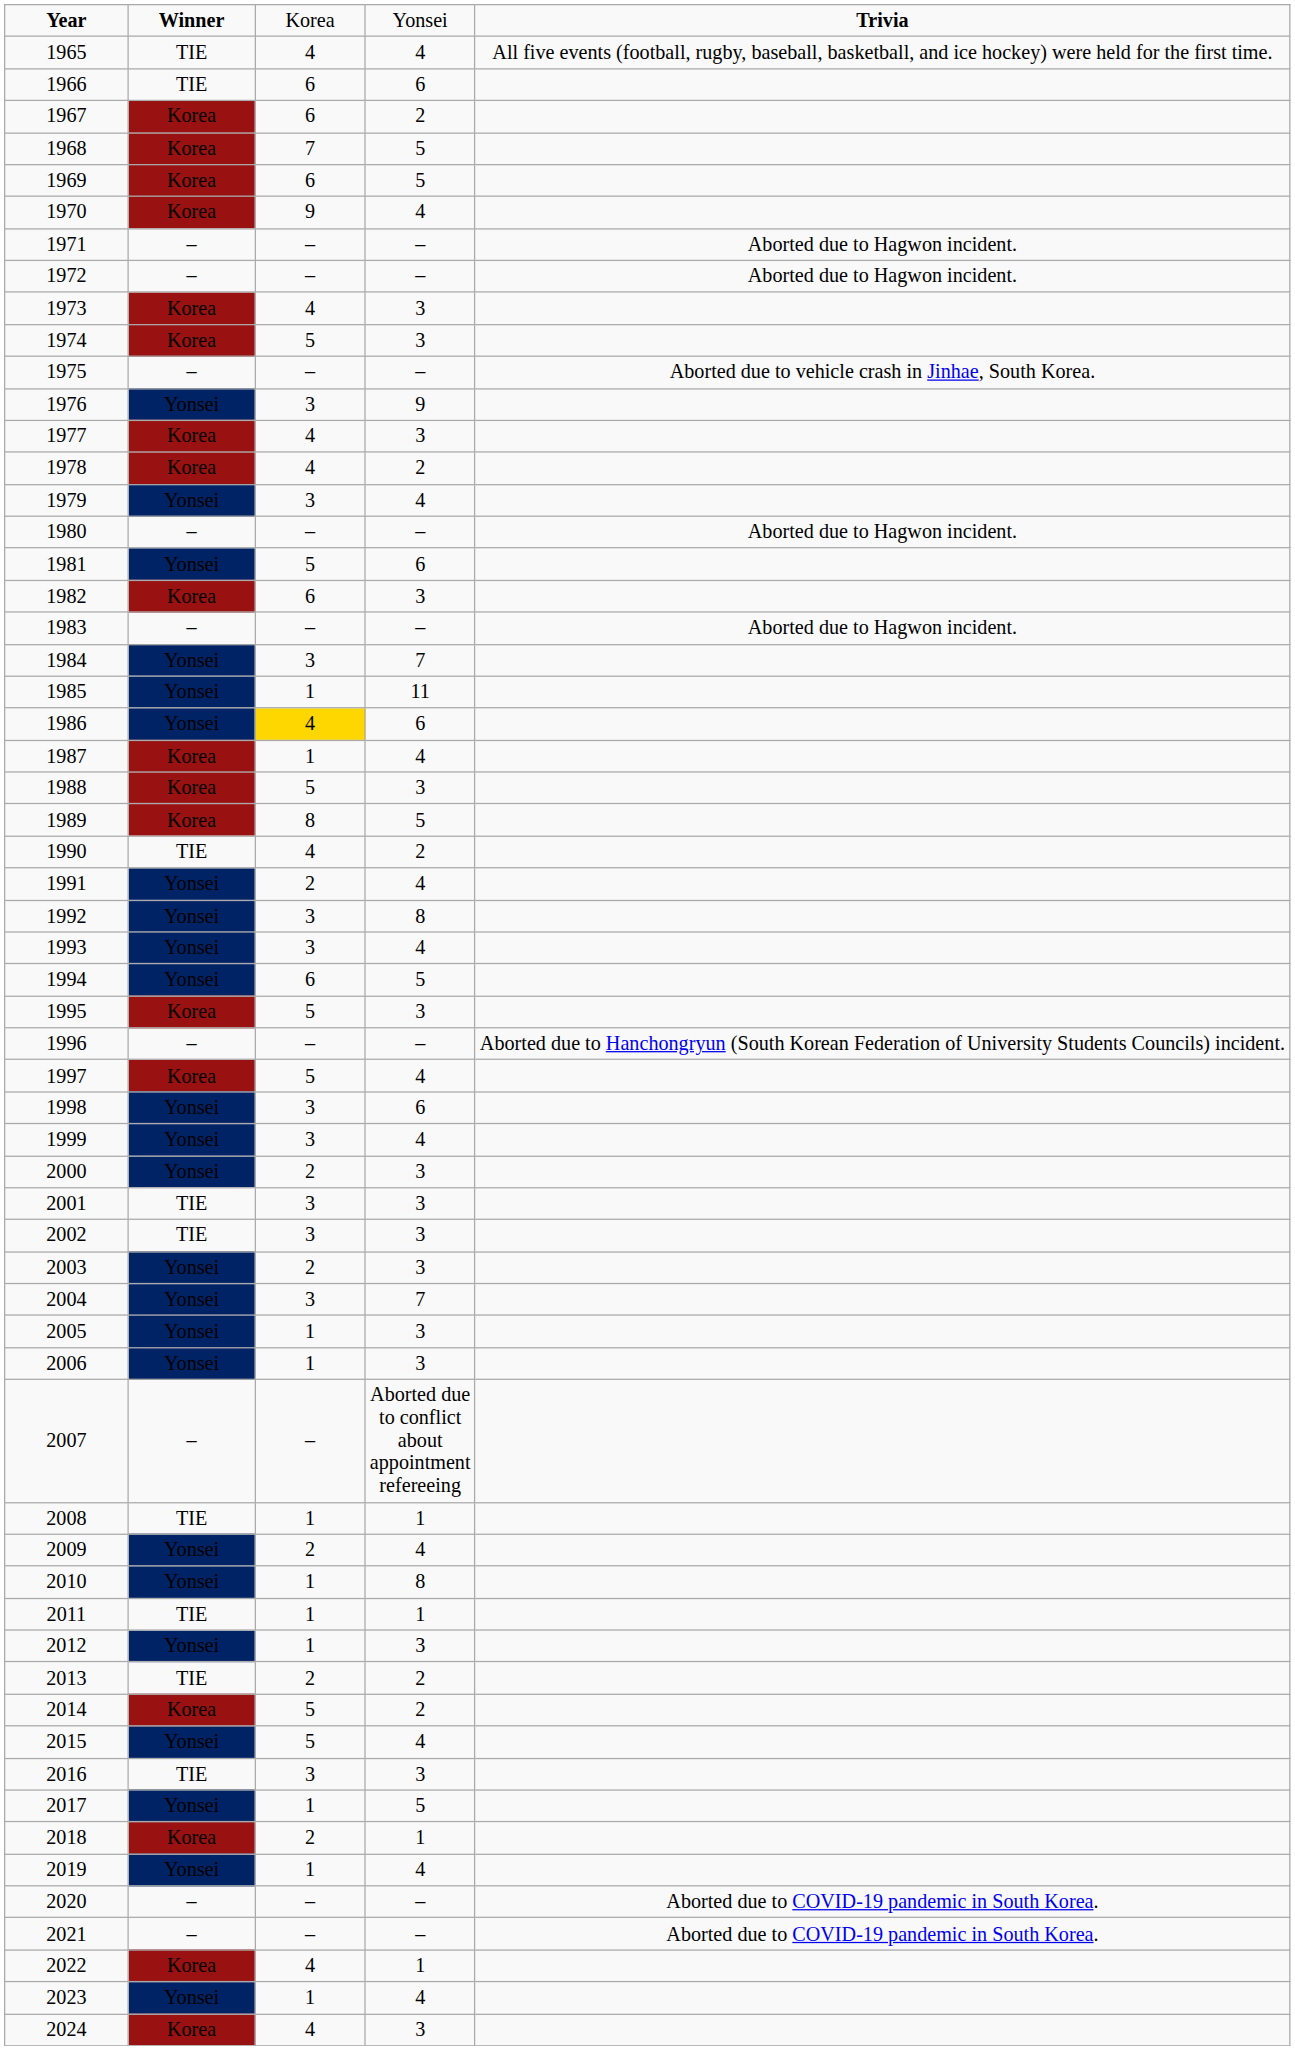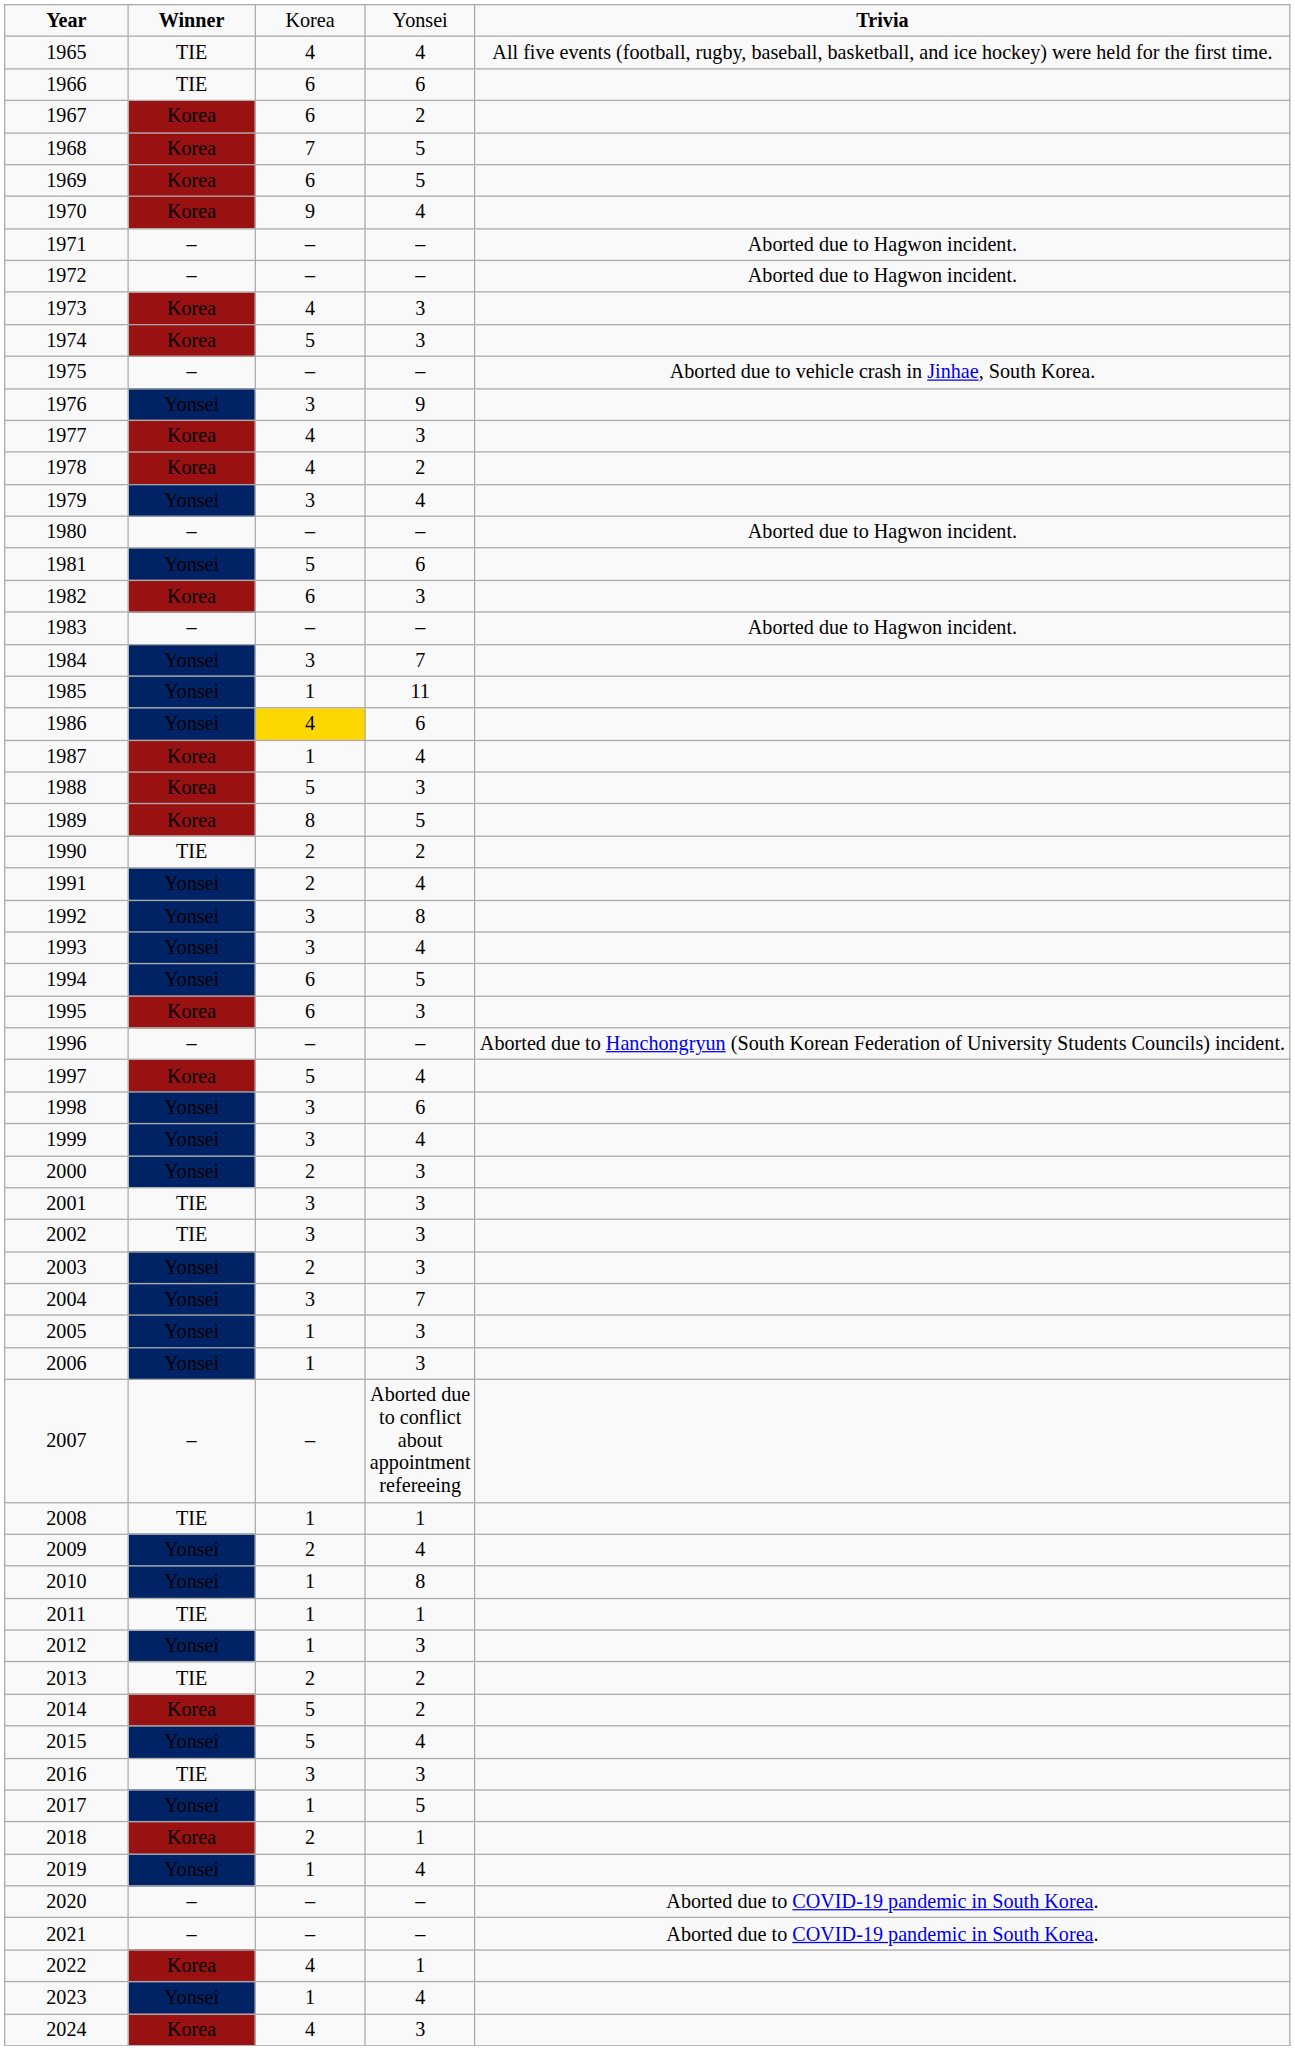(310, 851) 4 -> (310, 851) 2
(310, 1011) 5 -> (310, 1011) 6
